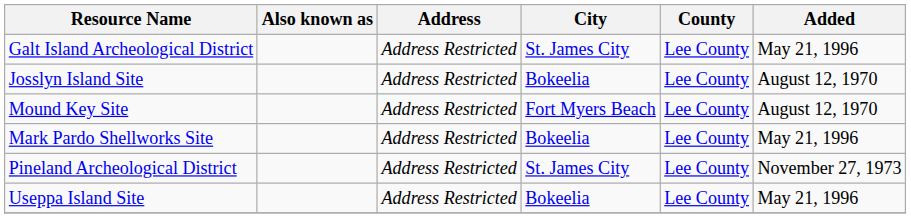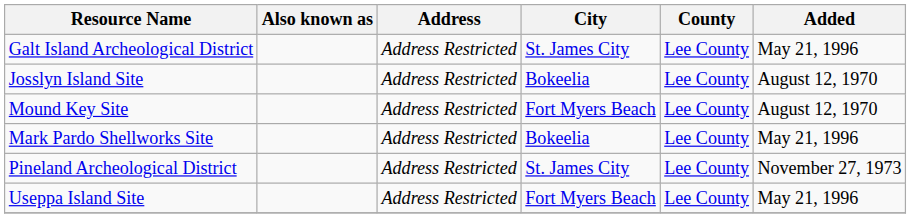(557, 198) Bokeelia -> (591, 198) Fort Myers Beach
